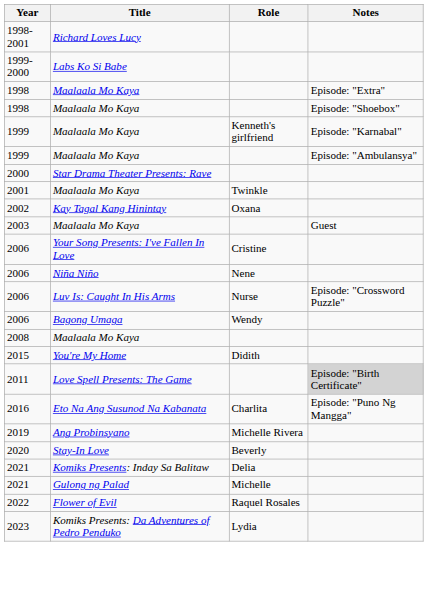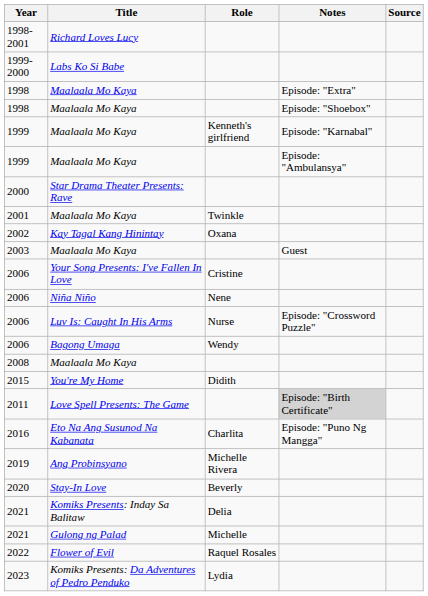+ column: (404, 13)
